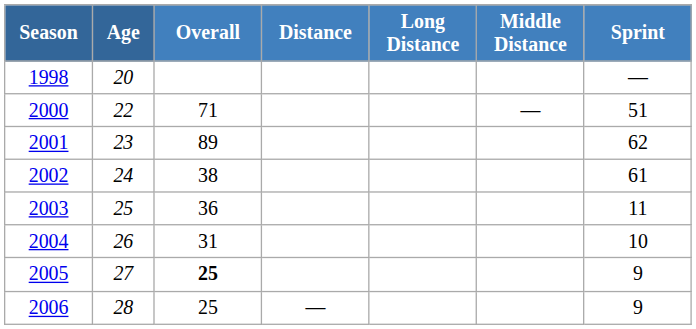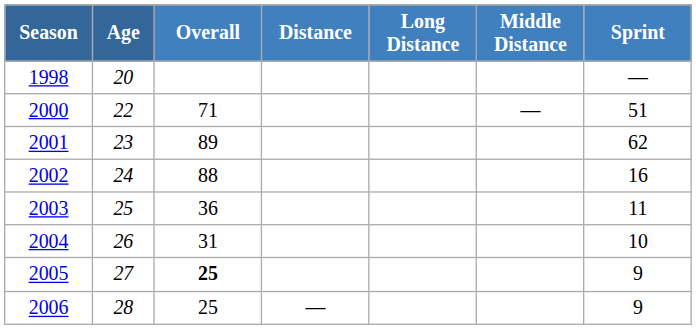(208, 176) 38 -> (208, 176) 88
(638, 176) 61 -> (638, 176) 16
